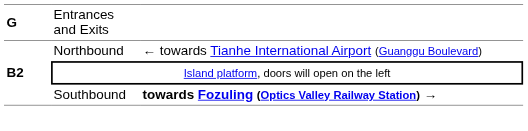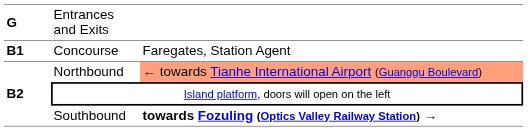+ row: (86, 51)
(312, 51) no background -> (312, 72) lightsalmon background
